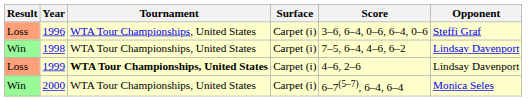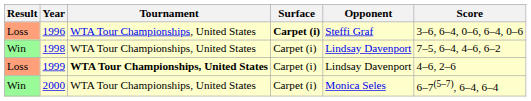columns swapped: (476, 13) <-> (375, 13)
(295, 31) normal -> (297, 31) bold
